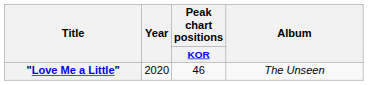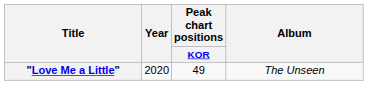(199, 71) 46 -> (199, 71) 49
